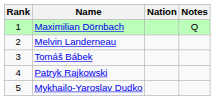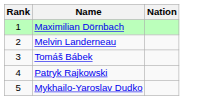- column: (195, 12)
